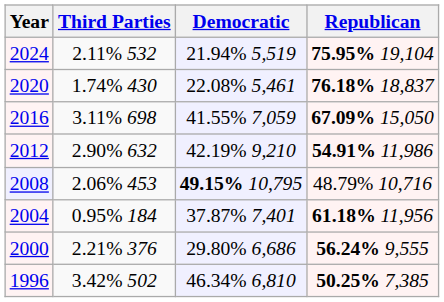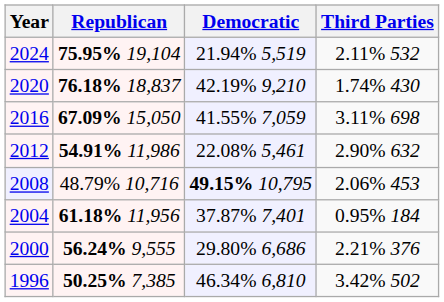columns swapped: (373, 21) <-> (114, 21)
(241, 85) 22.08% 5,461 -> (251, 85) 42.19% 9,210
(241, 150) 42.19% 9,210 -> (251, 150) 22.08% 5,461
